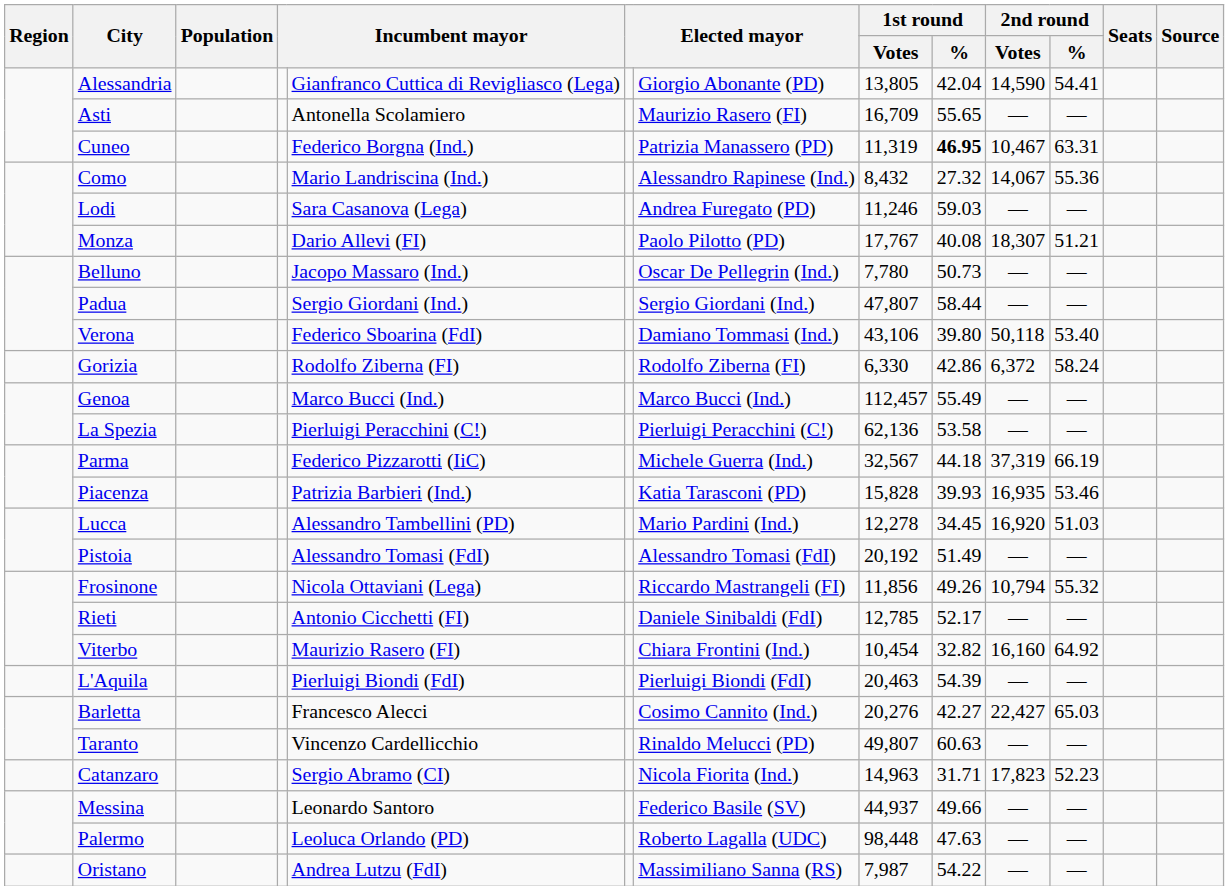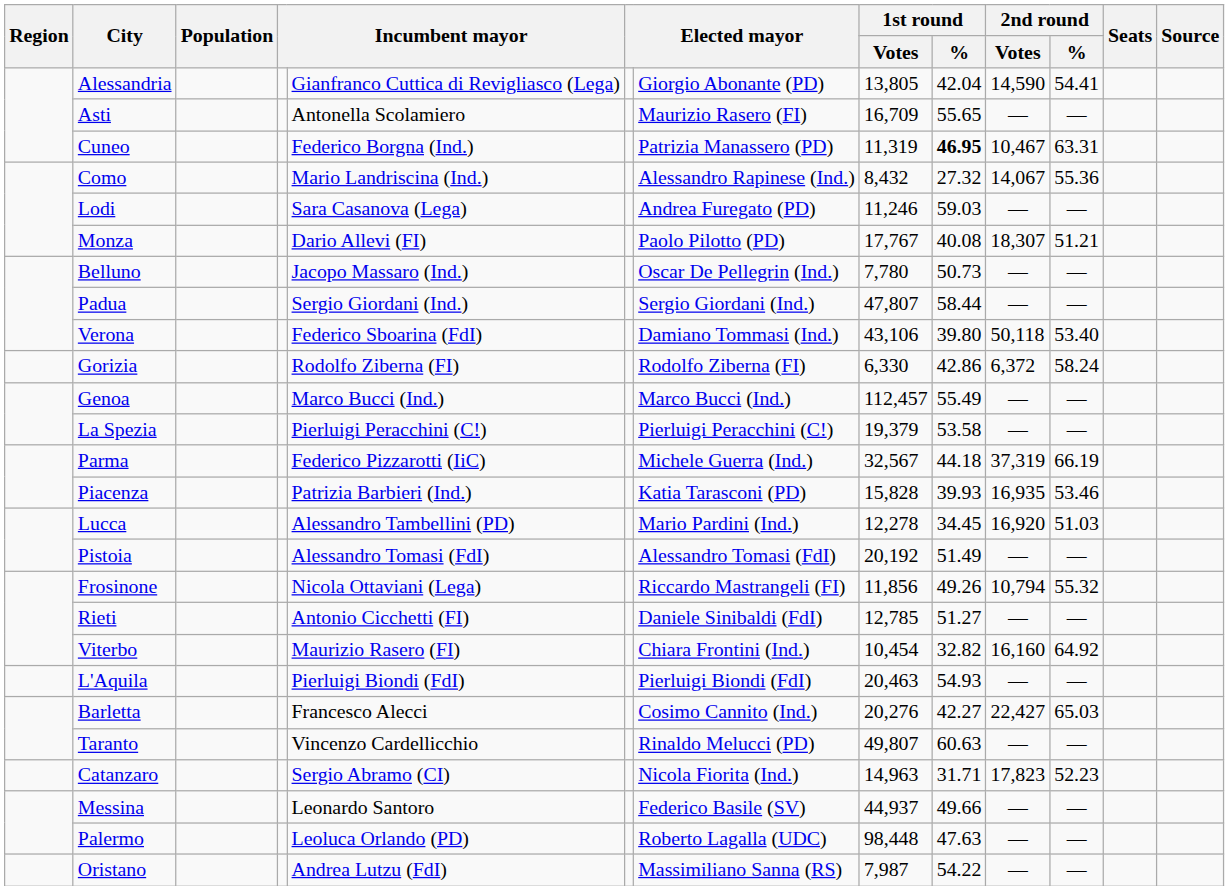(891, 429) 62,136 -> (891, 429) 19,379
(959, 618) 52.17 -> (959, 618) 51.27
(959, 680) 54.39 -> (959, 680) 54.93
